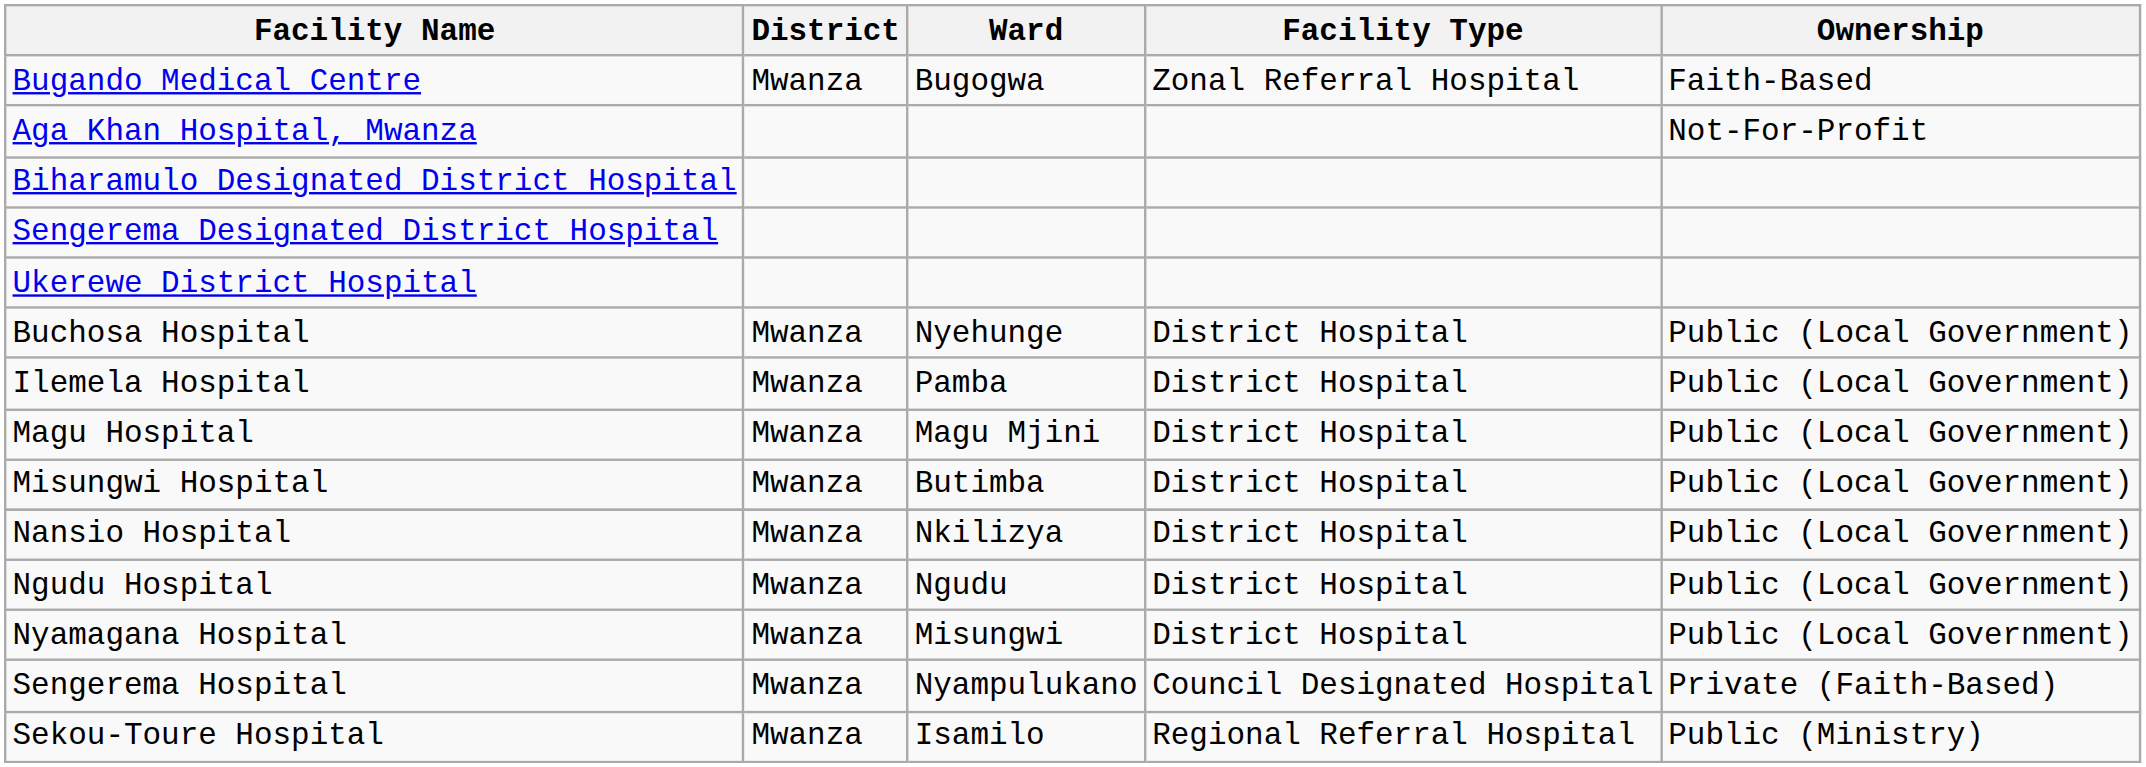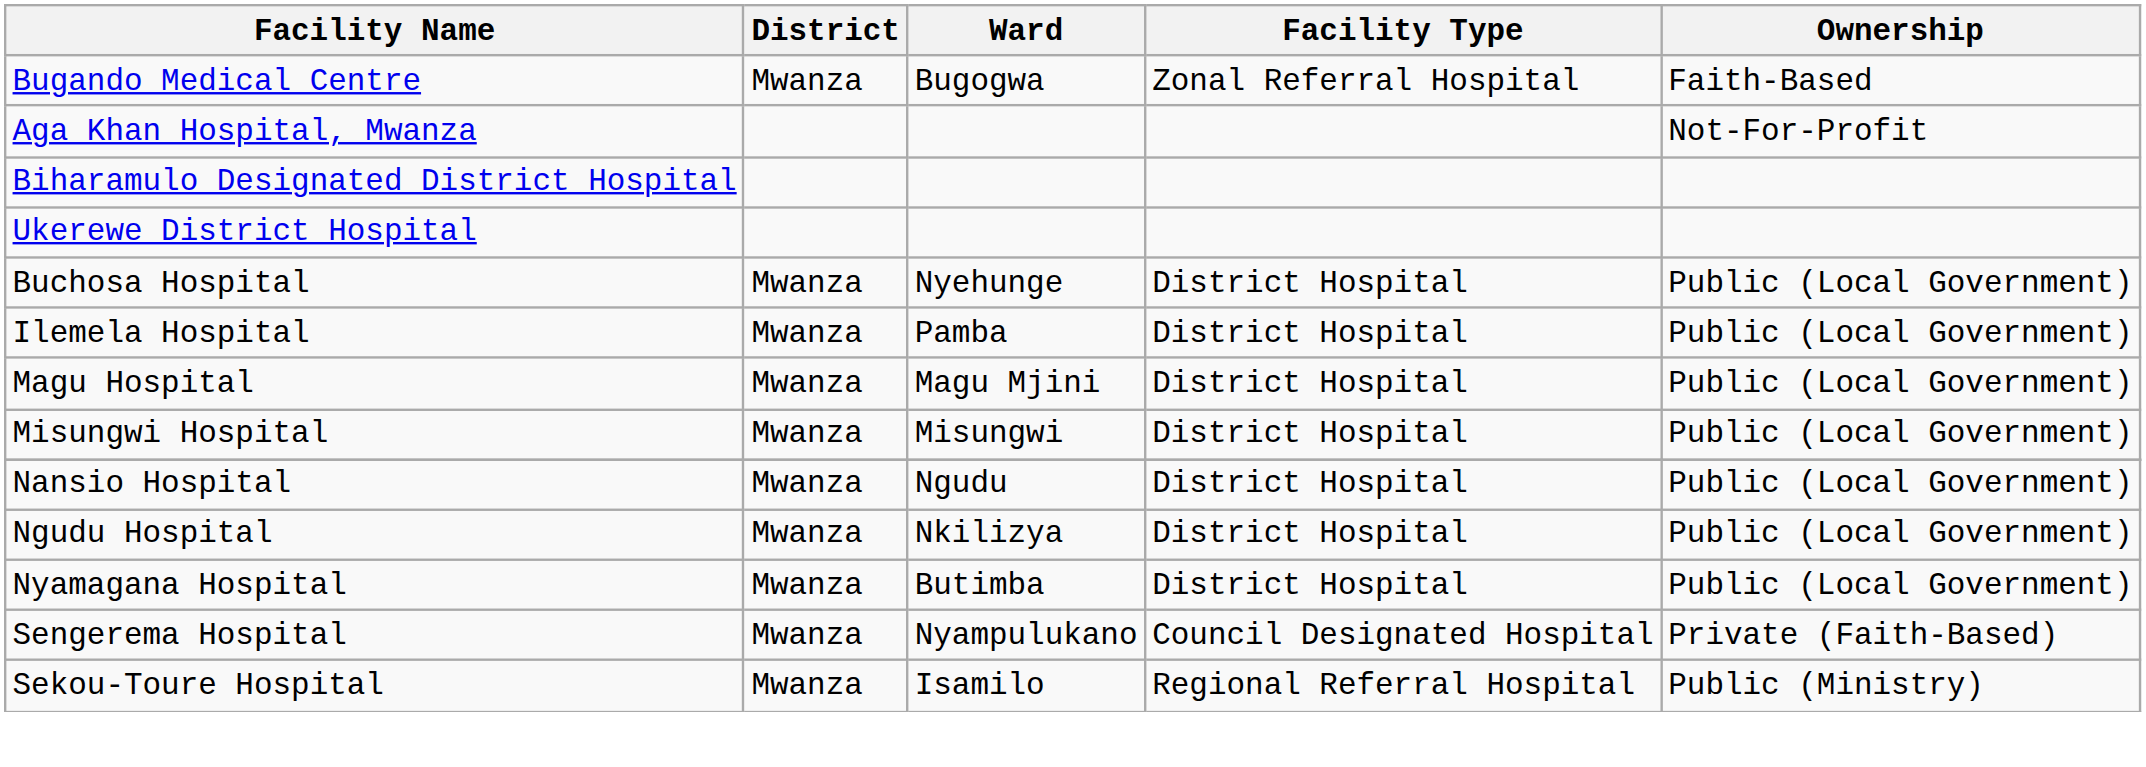- row: (365, 232)
(980, 484) Butimba -> (989, 434) Misungwi
(989, 535) Nkilizya -> (961, 484) Ngudu
(961, 585) Ngudu -> (989, 535) Nkilizya
(989, 636) Misungwi -> (980, 585) Butimba
